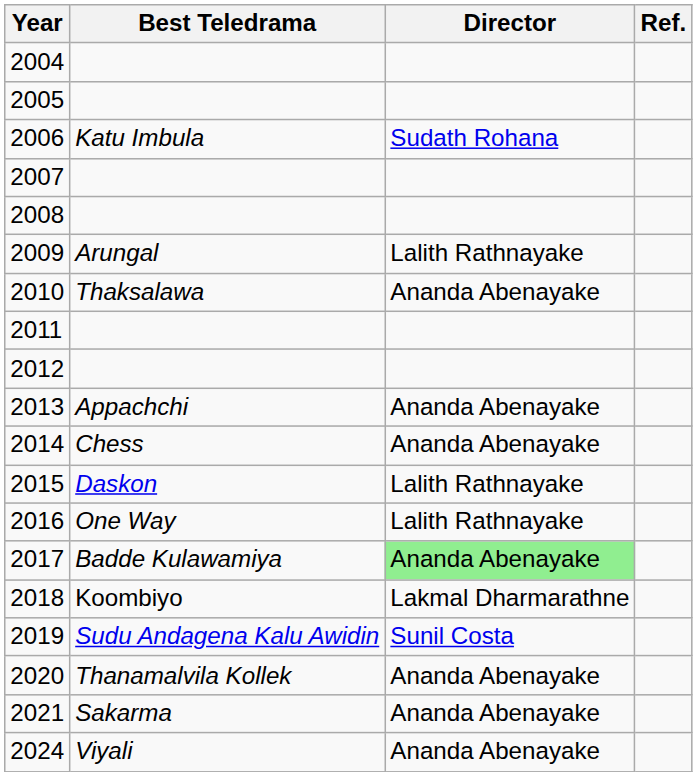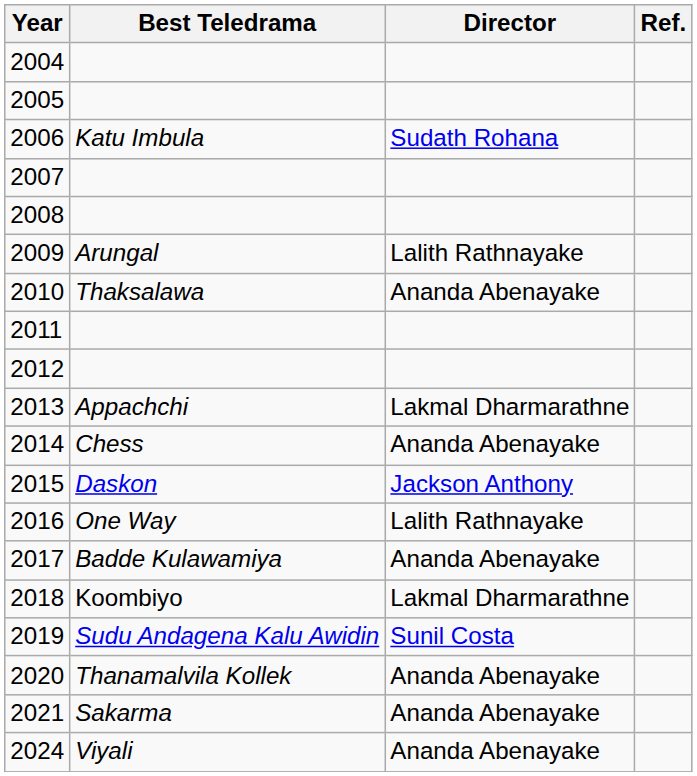(495, 406) Ananda Abenayake -> (510, 406) Lakmal Dharmarathne
(487, 483) Lalith Rathnayake -> (482, 483) Jackson Anthony
(495, 560) lightgreen background -> (495, 560) no background
